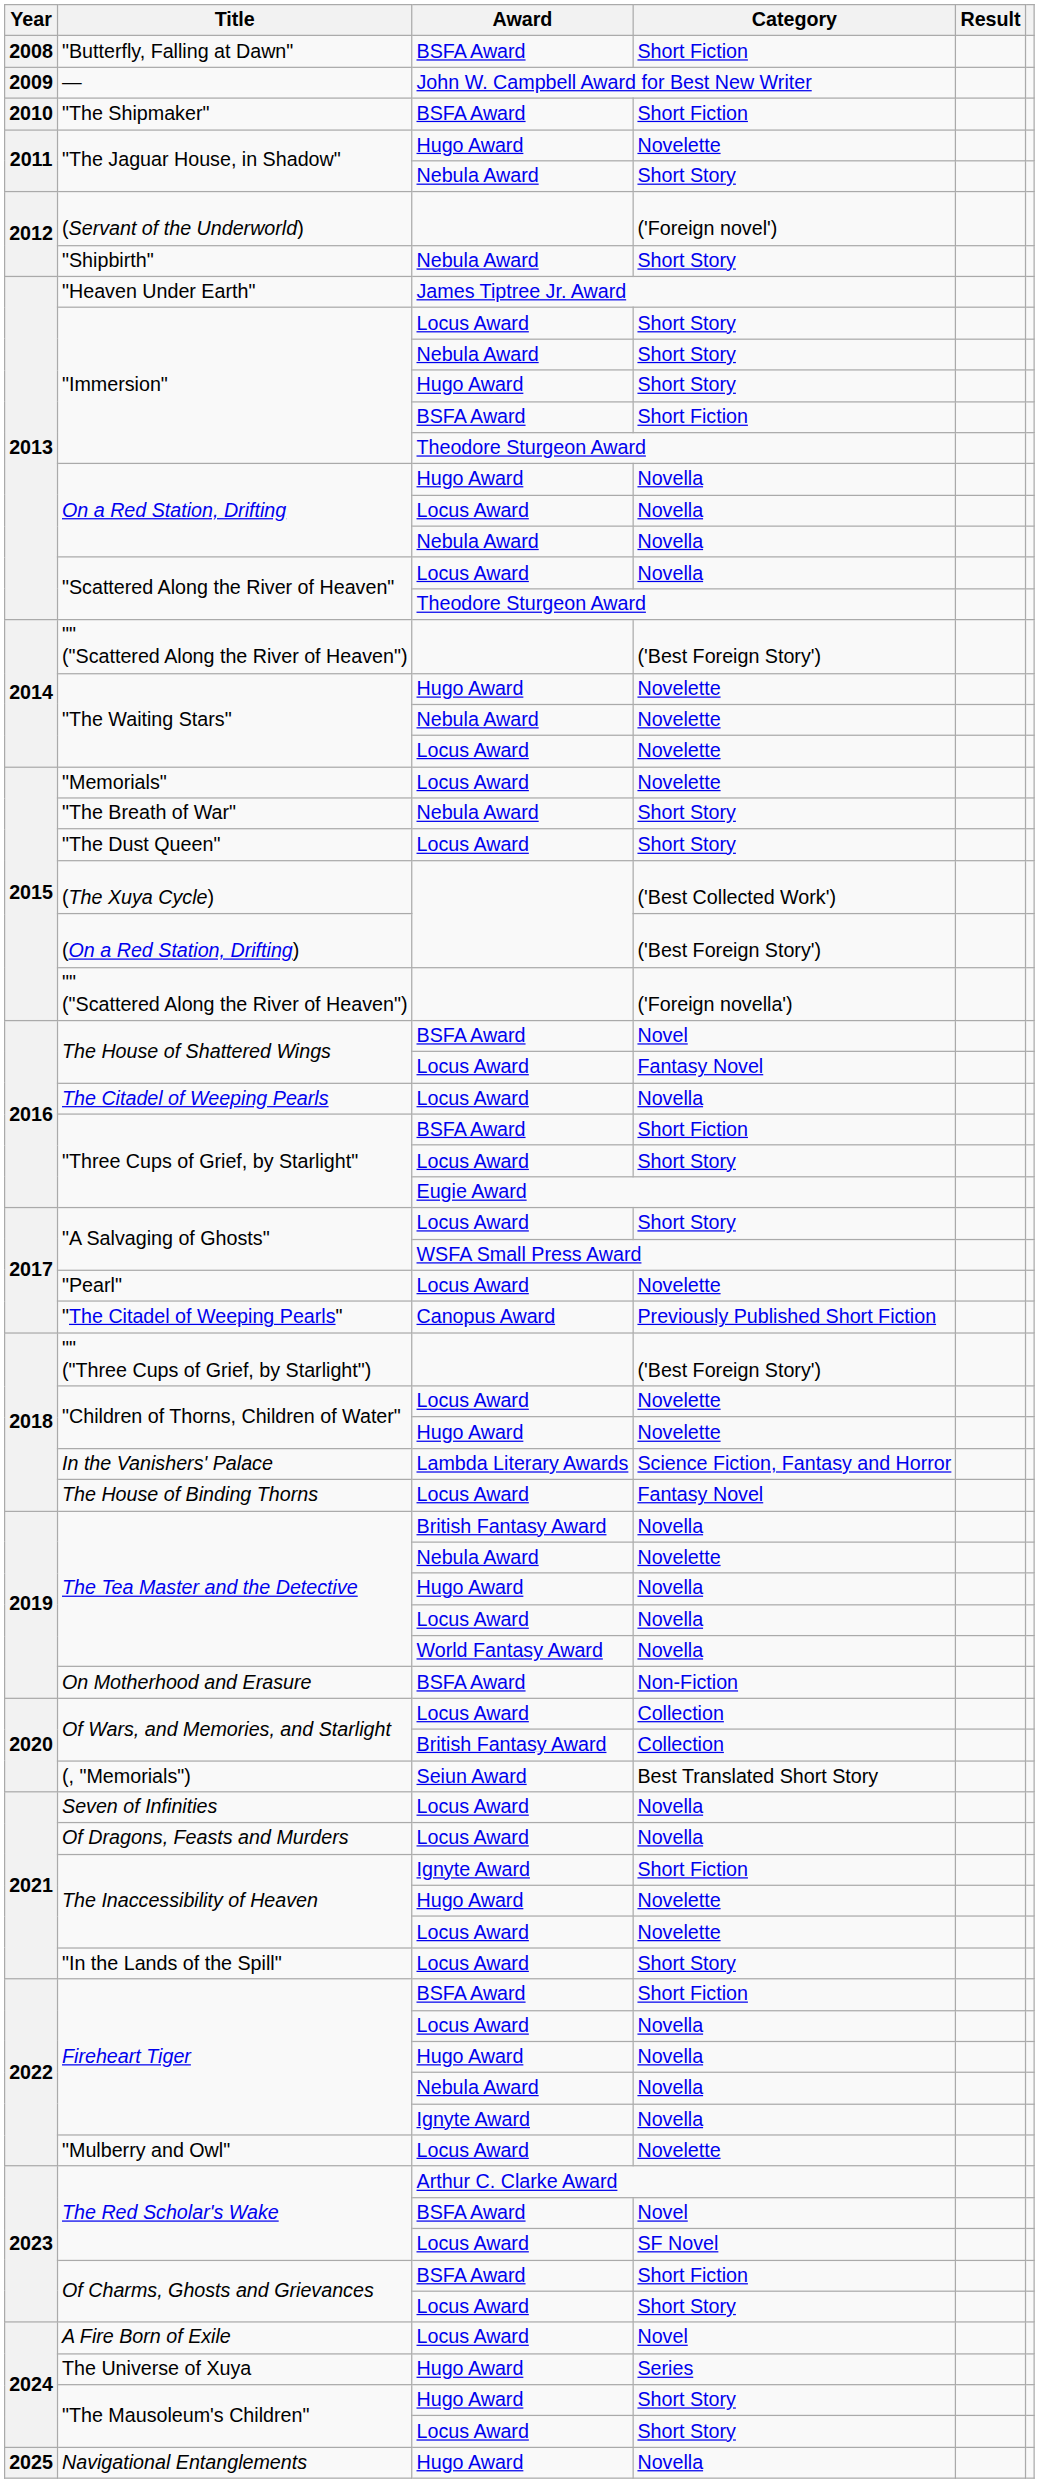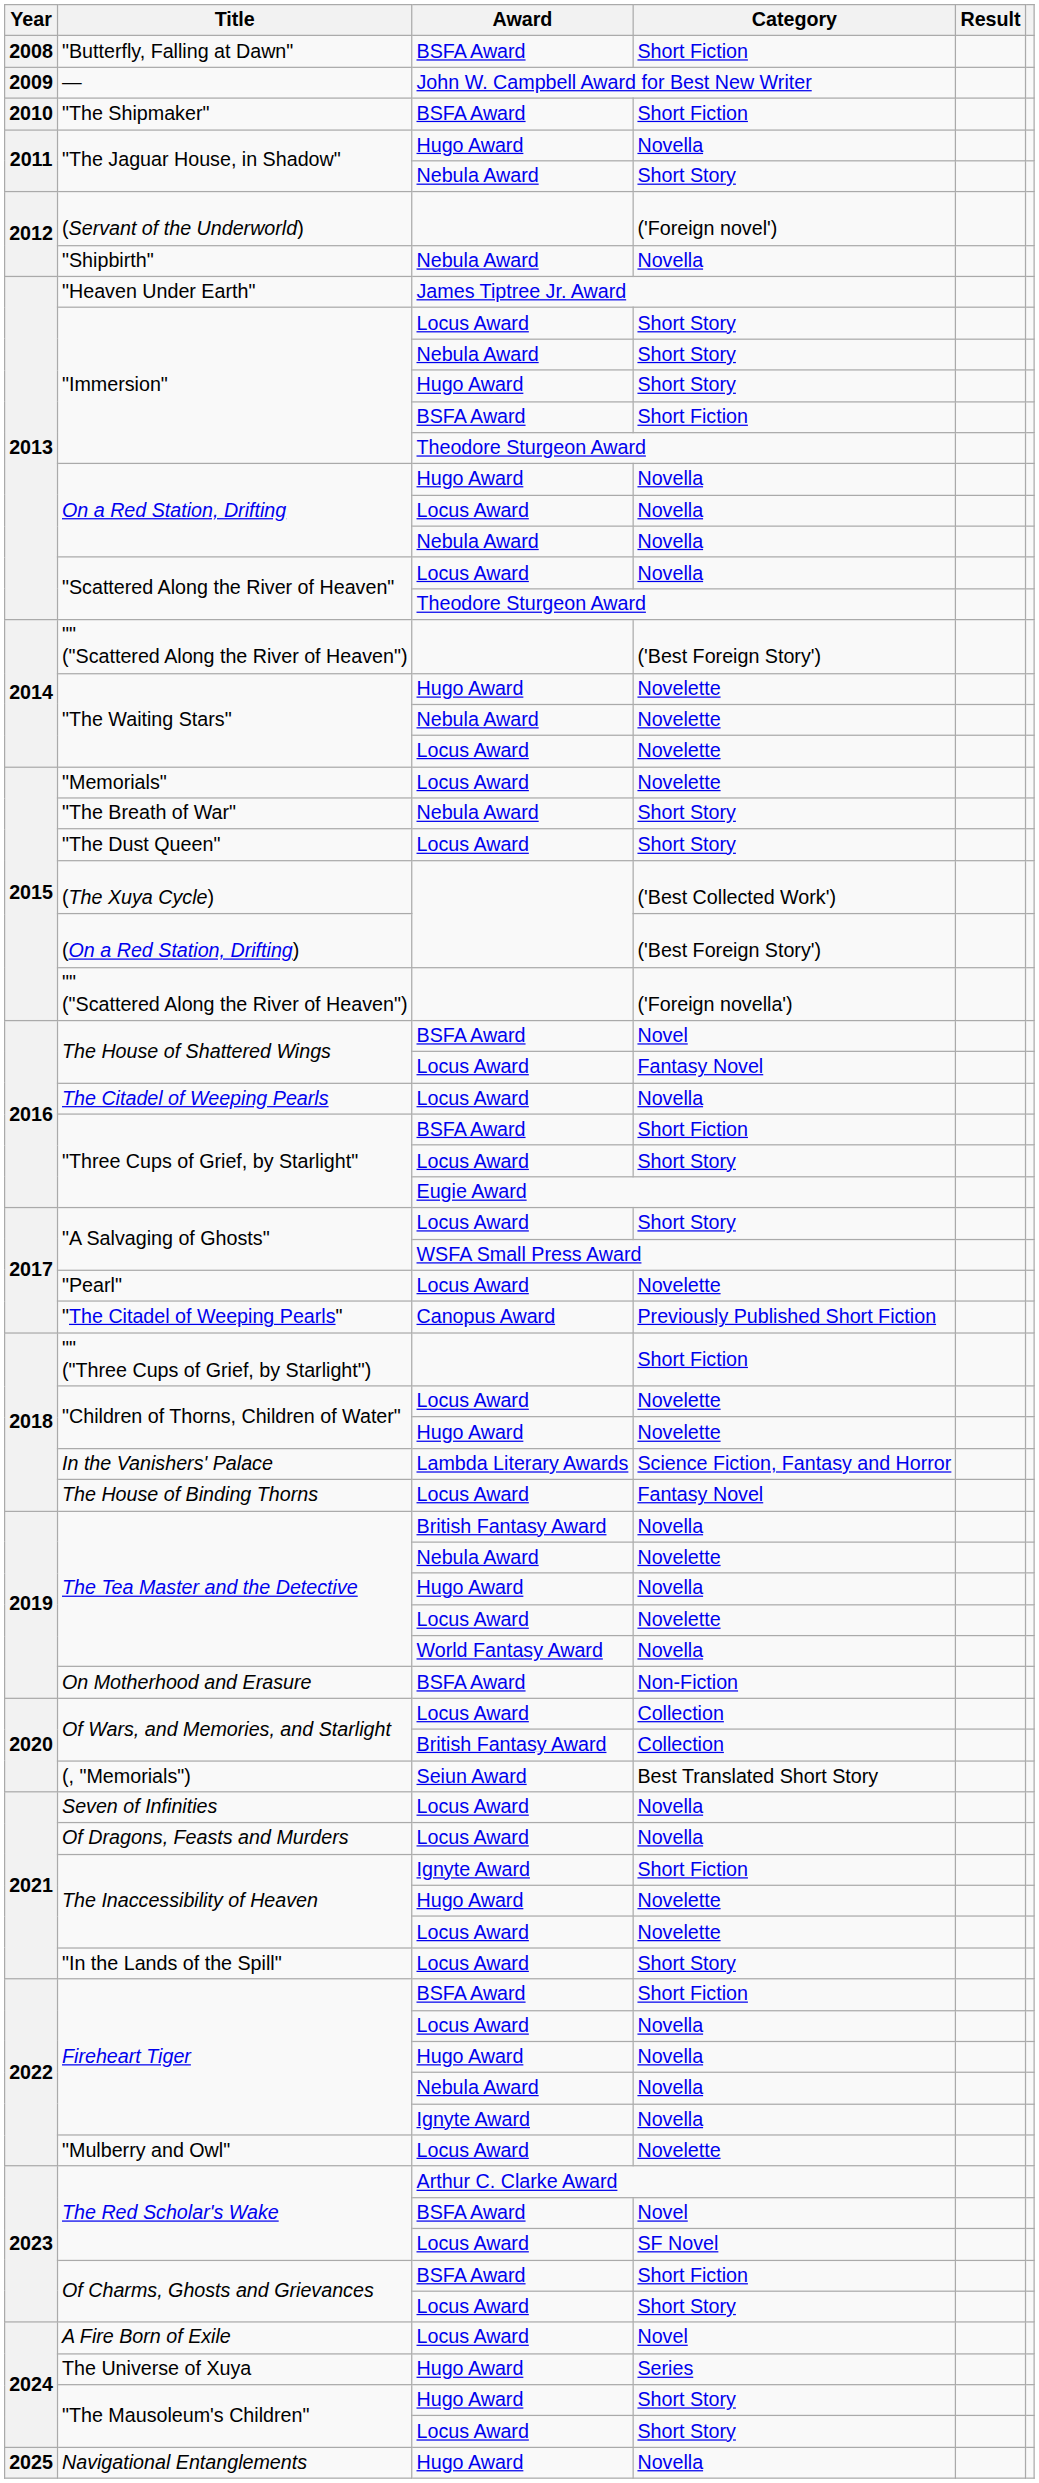(679, 144) Novelette -> (670, 144) Novella
(687, 260) Short Story -> (670, 260) Novella
(729, 1370) ('Best Foreign Story') -> (693, 1359) Short Fiction
(670, 1619) Novella -> (679, 1619) Novelette
